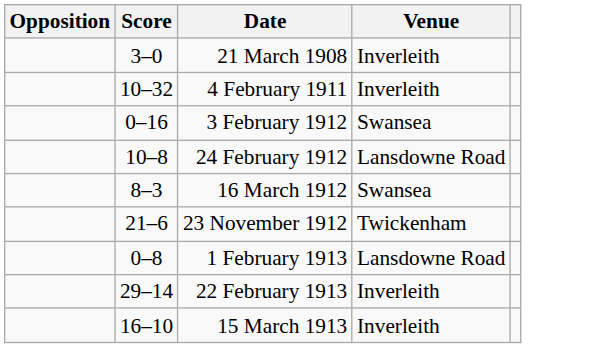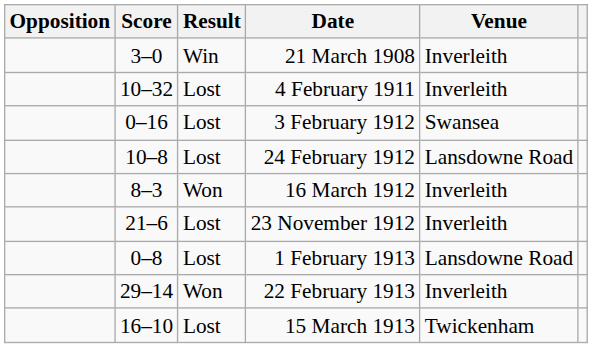+ column: (212, 21)
(394, 190) Swansea -> (466, 190) Inverleith
(412, 223) Twickenham -> (466, 223) Inverleith
(398, 325) Inverleith -> (480, 325) Twickenham
